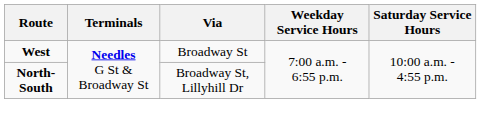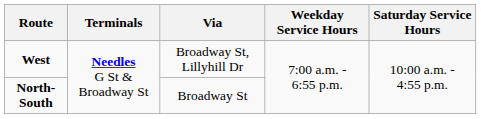(212, 51) Broadway St -> (212, 59) Broadway St, Lillyhill Dr
(212, 80) Broadway St, Lillyhill Dr -> (212, 95) Broadway St
